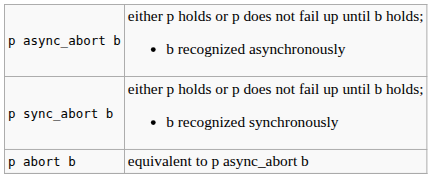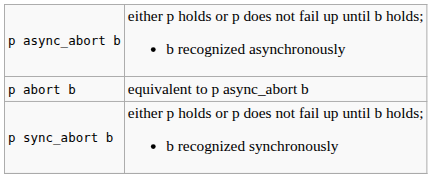rows swapped: (61, 113) <-> (42, 162)
